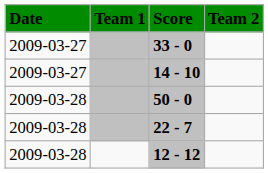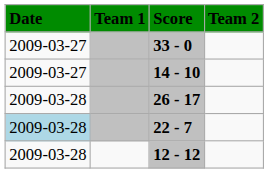- row: (173, 100)
+ row: (177, 100)
(48, 127) no background -> (48, 127) lightblue background
